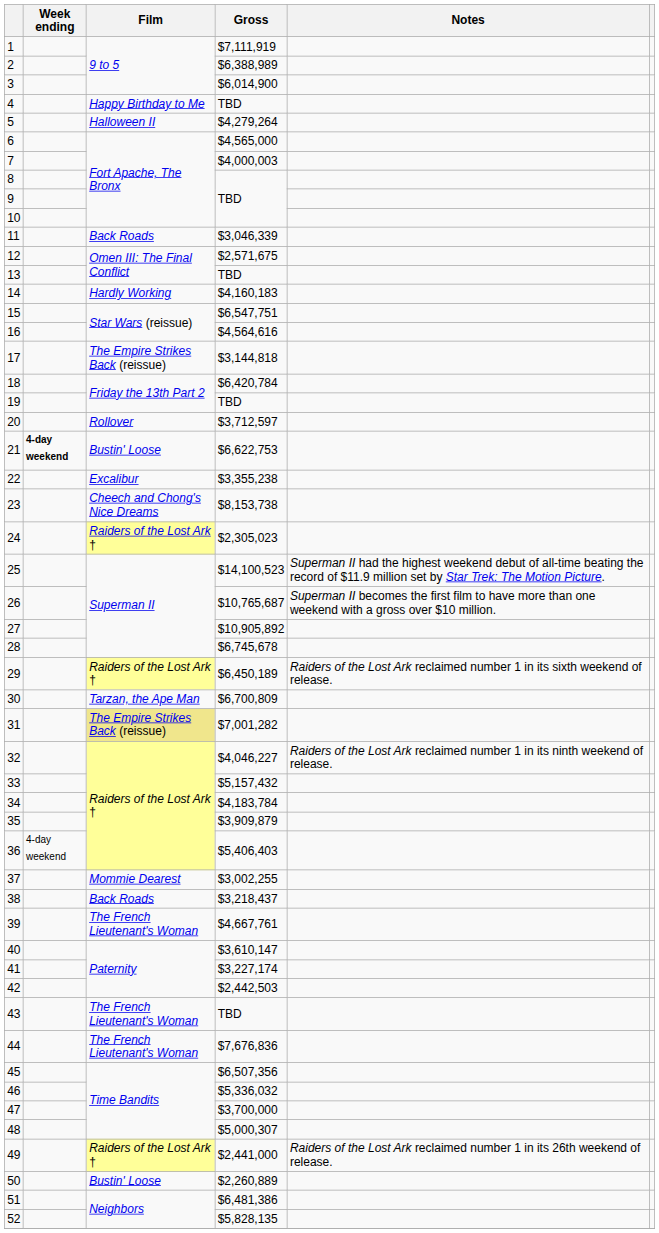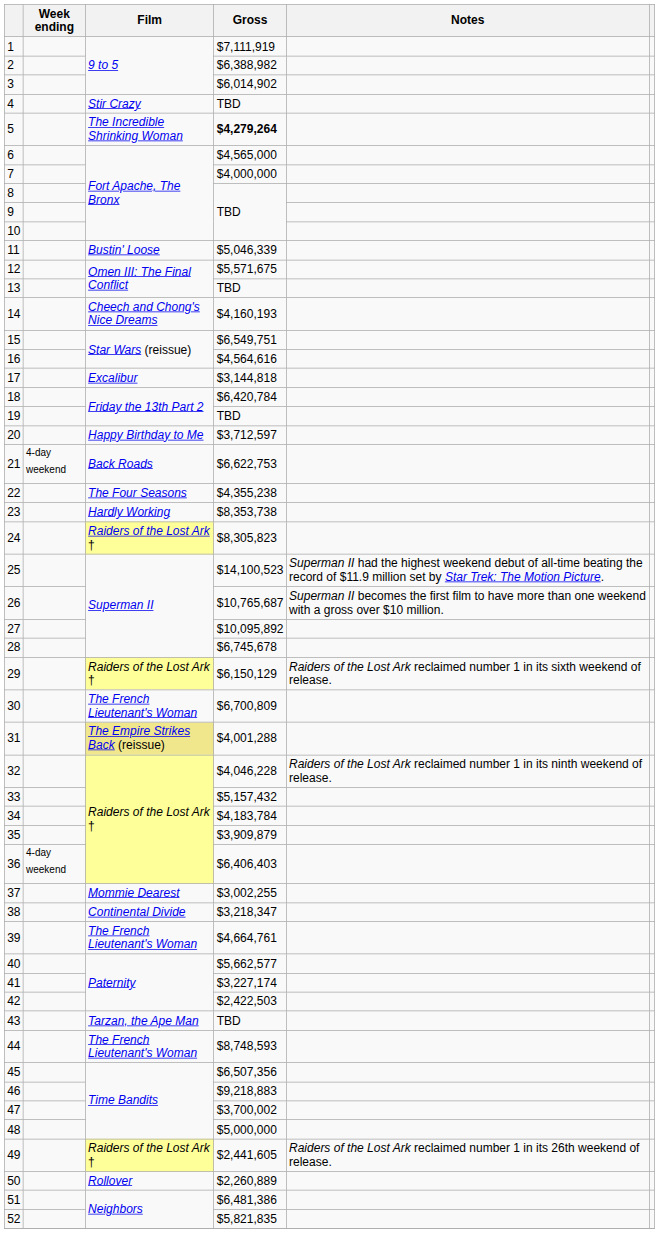(248, 65) $6,388,989 -> (247, 65) $6,388,982
(248, 84) $6,014,900 -> (247, 84) $6,014,902
(147, 103) Happy Birthday to Me -> (114, 103) Stir Crazy
(122, 122) Halloween II -> (135, 129) The Incredible Shrinking Woman
(248, 122) normal -> (247, 129) bold
(248, 160) $4,000,003 -> (247, 174) $4,000,000
(122, 236) Back Roads -> (124, 250) Bustin' Loose
(248, 236) $3,046,339 -> (247, 250) $5,046,339
(248, 255) $2,571,675 -> (247, 269) $5,571,675
(130, 293) Hardly Working -> (144, 314) Cheech and Chong's Nice Dreams
(248, 293) $4,160,183 -> (247, 314) $4,160,193
(248, 312) $6,547,751 -> (247, 339) $6,549,751
(140, 357) The Empire Strikes Back (reissue) -> (113, 378) Excalibur
(111, 421) Rollover -> (146, 435) Happy Birthday to Me
(47, 450) bold -> (46, 461) normal
(125, 450) Bustin' Loose -> (120, 464) Back Roads
(114, 479) Excalibur -> (137, 493) The Four Seasons
(248, 479) $3,355,238 -> (247, 493) $4,355,238
(145, 505) Cheech and Chong's Nice Dreams -> (129, 512) Hardly Working
(248, 505) $8,153,738 -> (247, 512) $8,353,738
(248, 538) $2,305,023 -> (247, 538) $8,305,823
(251, 628) $10,905,892 -> (250, 628) $10,095,892
(248, 673) $6,450,189 -> (247, 673) $6,150,129
(144, 699) Tarzan, the Ape Man -> (143, 706) The French Lieutenant's Woman
(248, 725) $7,001,282 -> (247, 738) $4,001,288
(248, 757) $4,046,227 -> (247, 771) $4,046,228
(248, 850) $5,406,403 -> (247, 864) $6,406,403
(122, 898) Back Roads -> (137, 912) Continental Divide
(248, 898) $3,218,437 -> (247, 912) $3,218,347
(248, 924) $4,667,761 -> (247, 937) $4,664,761
(248, 950) $3,610,147 -> (247, 963) $5,662,577
(248, 988) $2,442,503 -> (247, 1001) $2,422,503
(144, 1014) The French Lieutenant's Woman -> (143, 1020) Tarzan, the Ape Man
(248, 1046) $7,676,836 -> (247, 1046) $8,748,593
(248, 1091) $5,336,032 -> (247, 1091) $9,218,883
(248, 1110) $3,700,000 -> (247, 1110) $3,700,002
(248, 1129) $5,000,307 -> (247, 1129) $5,000,000
(248, 1155) $2,441,000 -> (247, 1155) $2,441,605
(125, 1181) Bustin' Loose -> (110, 1181) Rollover
(248, 1219) $5,828,135 -> (247, 1219) $5,821,835
